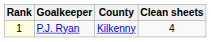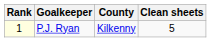(172, 28) 4 -> (172, 28) 5
